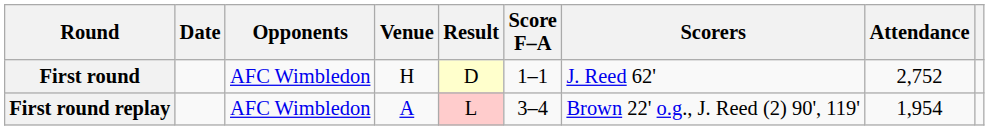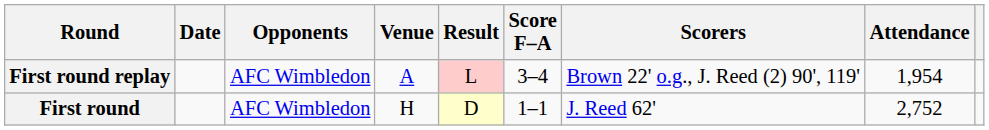rows swapped: (90, 76) <-> (90, 108)
